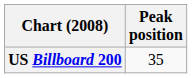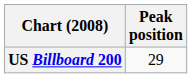(156, 60) 35 -> (156, 60) 29
